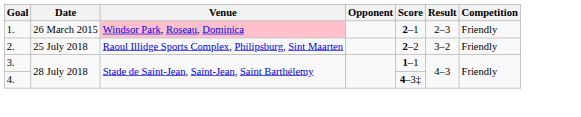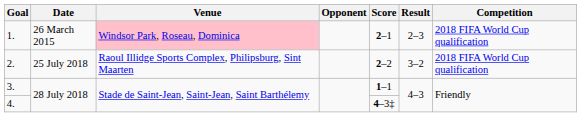(479, 29) Friendly -> (482, 35) 2018 FIFA World Cup qualification
(479, 46) Friendly -> (482, 64) 2018 FIFA World Cup qualification
